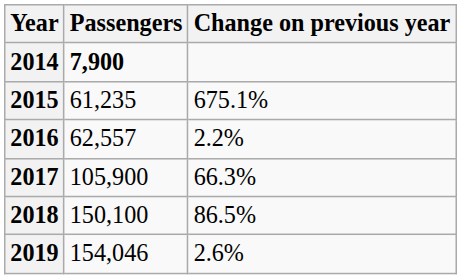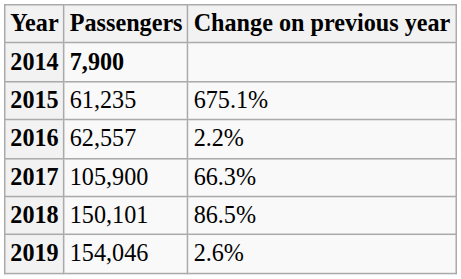(109, 215) 150,100 -> (109, 215) 150,101
